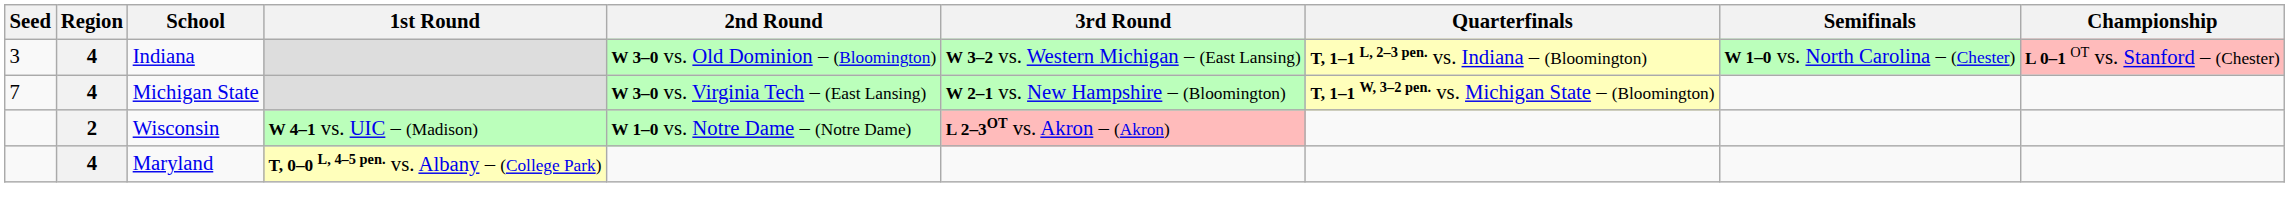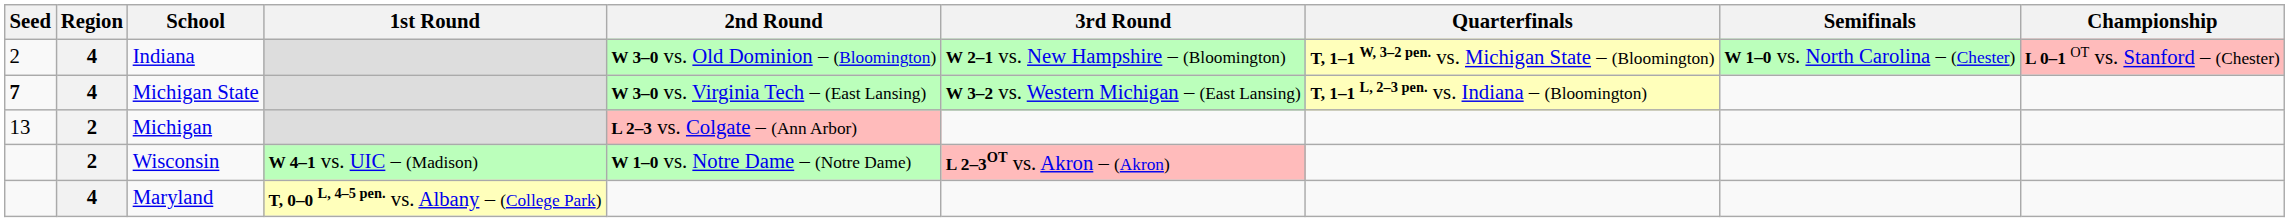(15, 56) 3 -> (15, 56) 2
(1123, 56) W 3–2 vs. Western Michigan – (East Lansing) -> (1116, 56) W 2–1 vs. New Hampshire – (Bloomington)
(1479, 56) T, 1–1 L, 2–3 pen. vs. Indiana – (Bloomington) -> (1512, 56) T, 1–1 W, 3–2 pen. vs. Michigan State – (Bloomington)
(15, 92) normal -> (15, 92) bold
(1116, 92) W 2–1 vs. New Hampshire – (Bloomington) -> (1123, 92) W 3–2 vs. Western Michigan – (East Lansing)
(1512, 92) T, 1–1 W, 3–2 pen. vs. Michigan State – (Bloomington) -> (1479, 92) T, 1–1 L, 2–3 pen. vs. Indiana – (Bloomington)
+ row: (172, 127)
